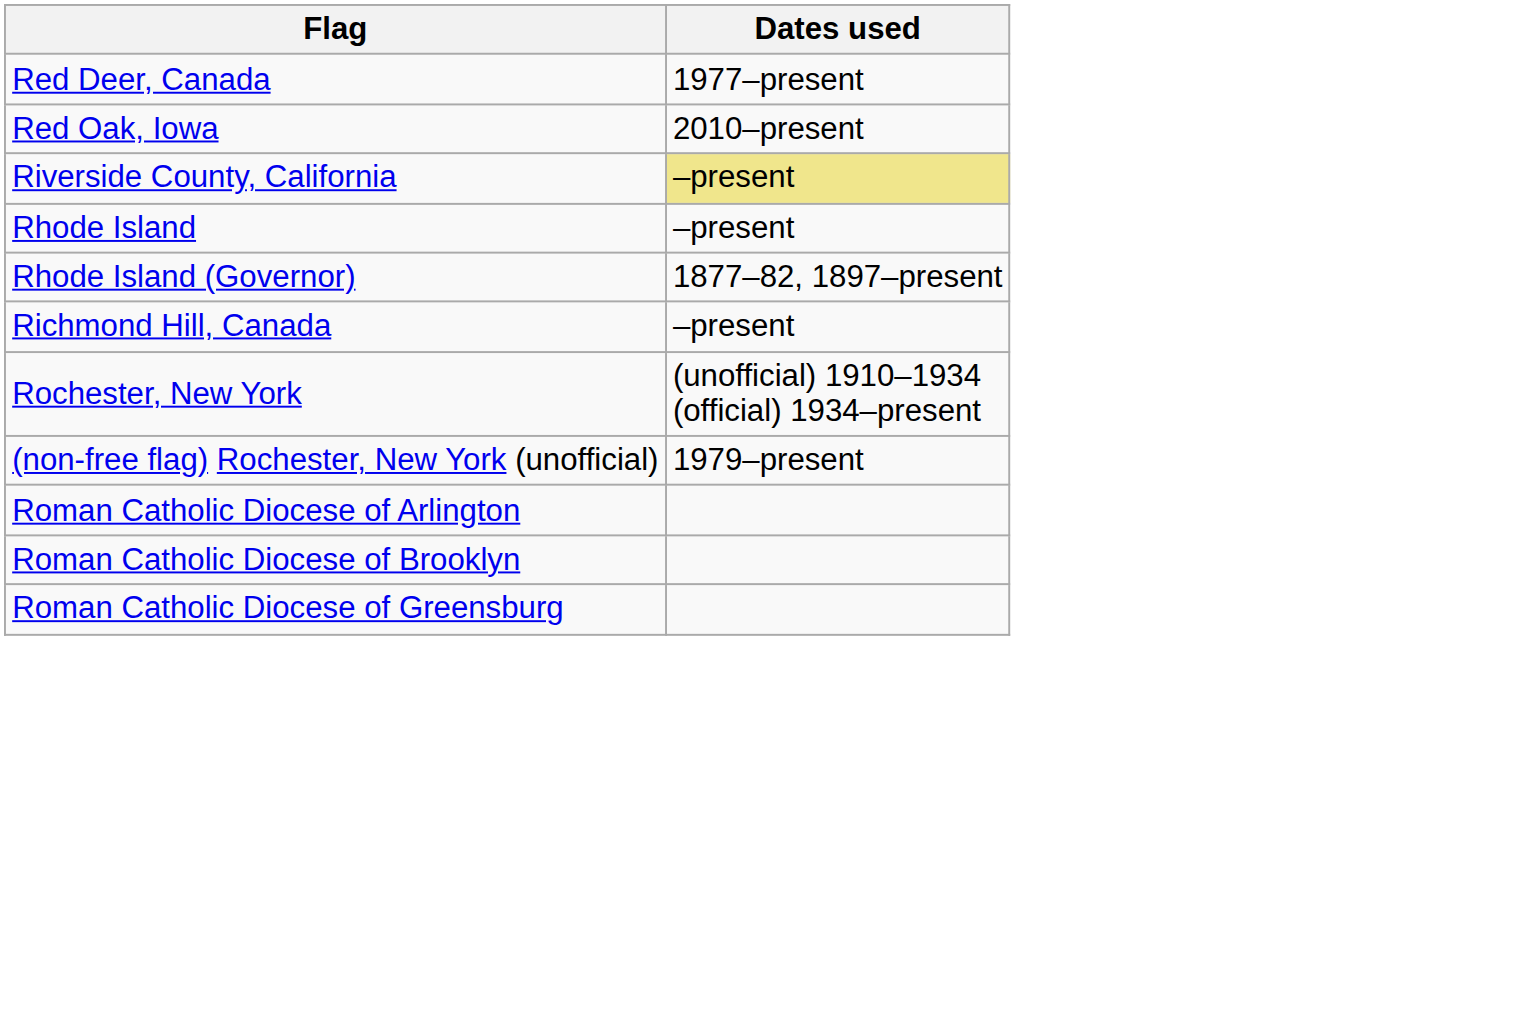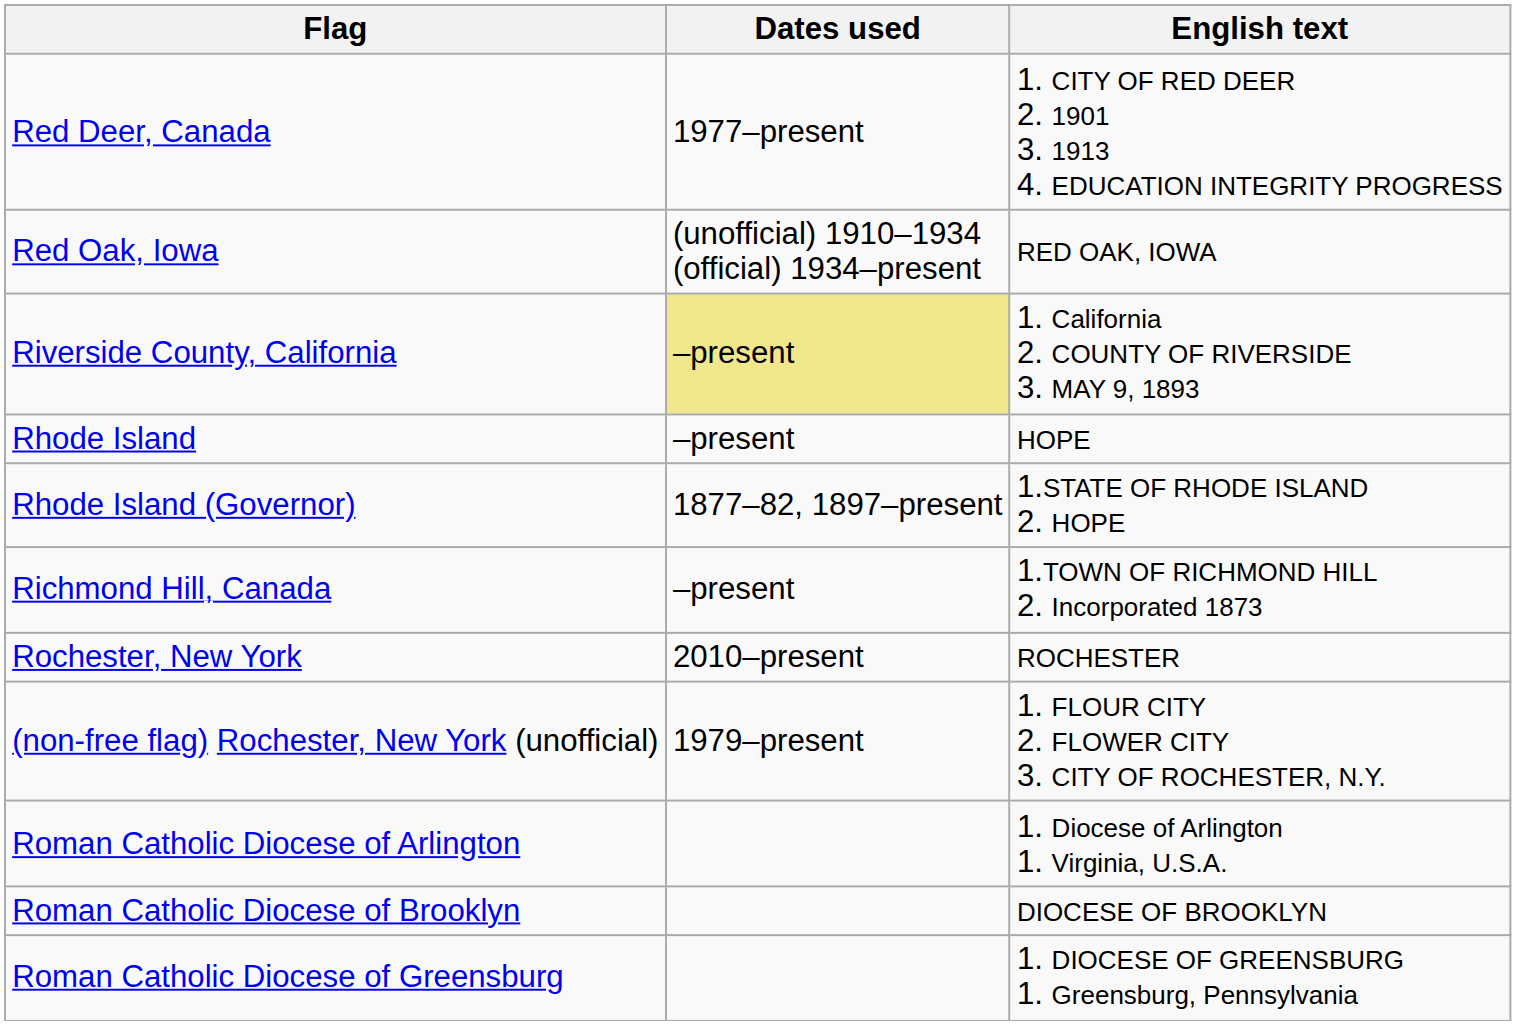+ column: (1260, 29)
(768, 128) 2010–present -> (827, 251) (unofficial) 1910–1934 (official) 1934–present
(827, 393) (unofficial) 1910–1934 (official) 1934–present -> (768, 656) 2010–present
